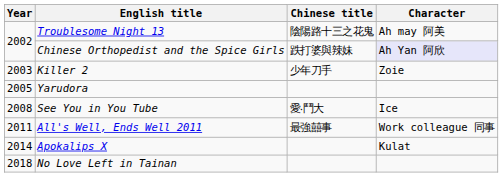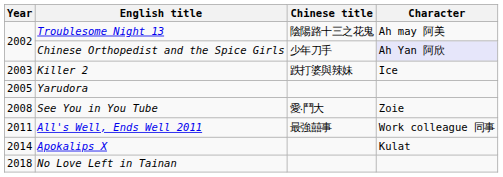(321, 51) 跌打婆與辣妹 -> (311, 51) 少年刀手
(311, 70) 少年刀手 -> (321, 70) 跌打婆與辣妹
(391, 71) Zoie -> (388, 71) Ice
(388, 108) Ice -> (391, 108) Zoie
